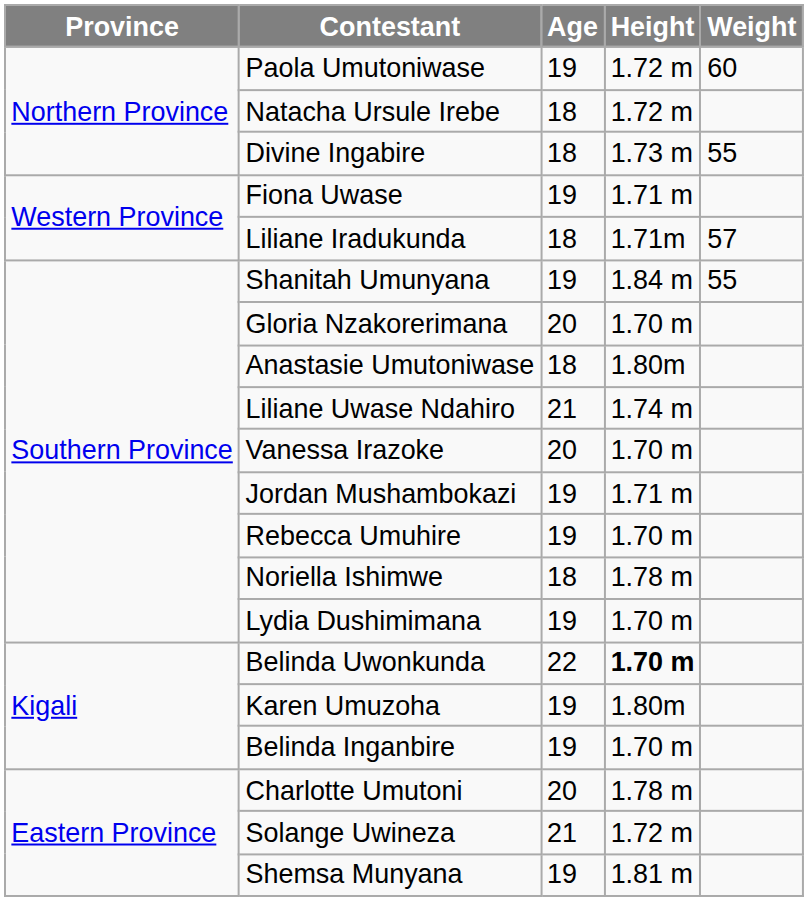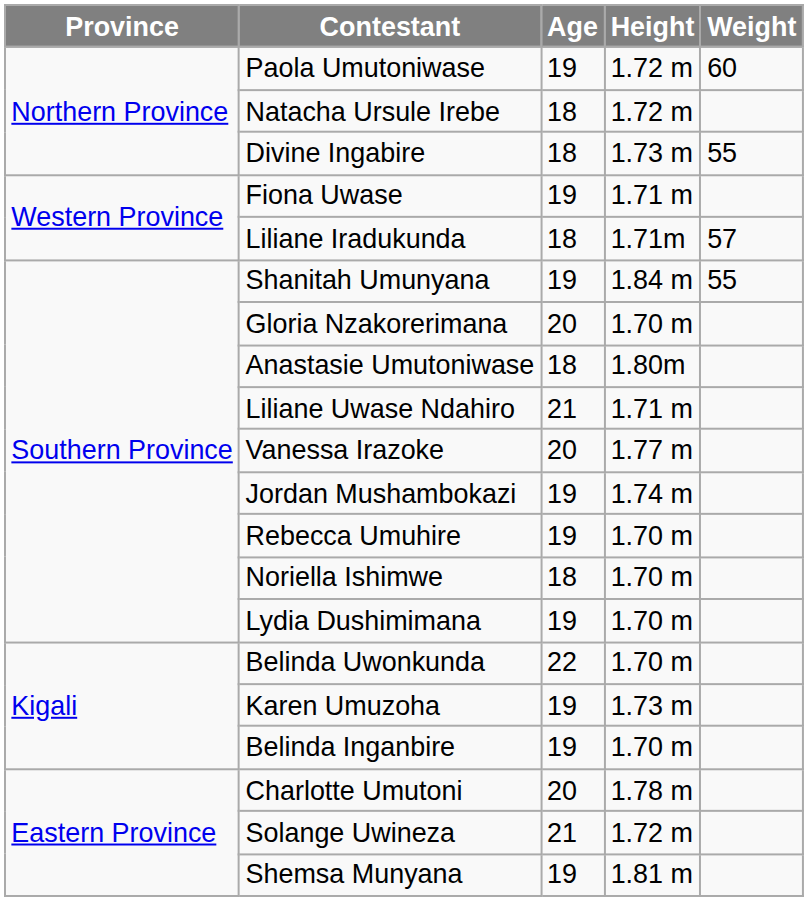(652, 408) 1.74 m -> (652, 408) 1.71 m
(652, 450) 1.70 m -> (652, 450) 1.77 m
(652, 493) 1.71 m -> (652, 493) 1.74 m
(652, 578) 1.78 m -> (652, 578) 1.70 m
(653, 663) bold -> (652, 663) normal
(648, 705) 1.80m -> (652, 705) 1.73 m
